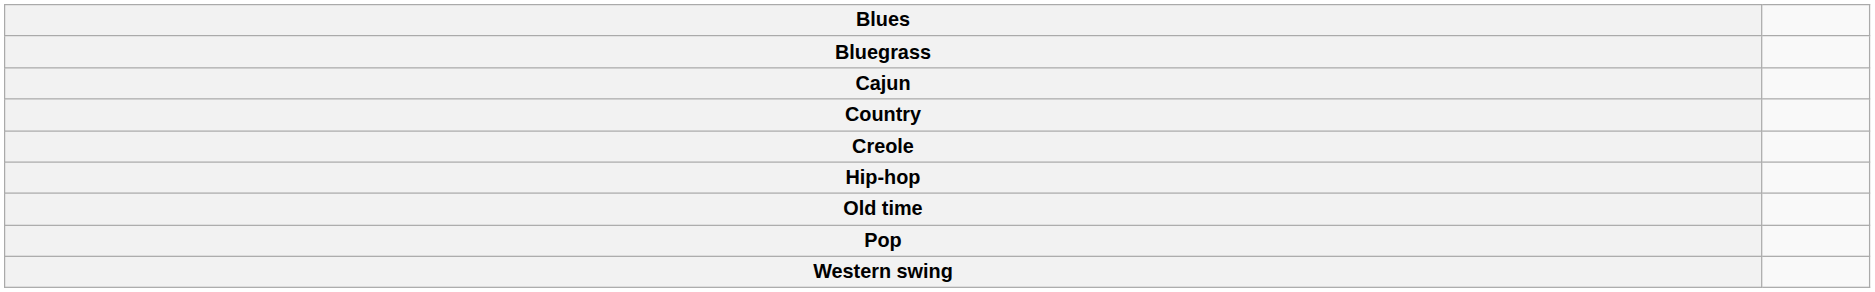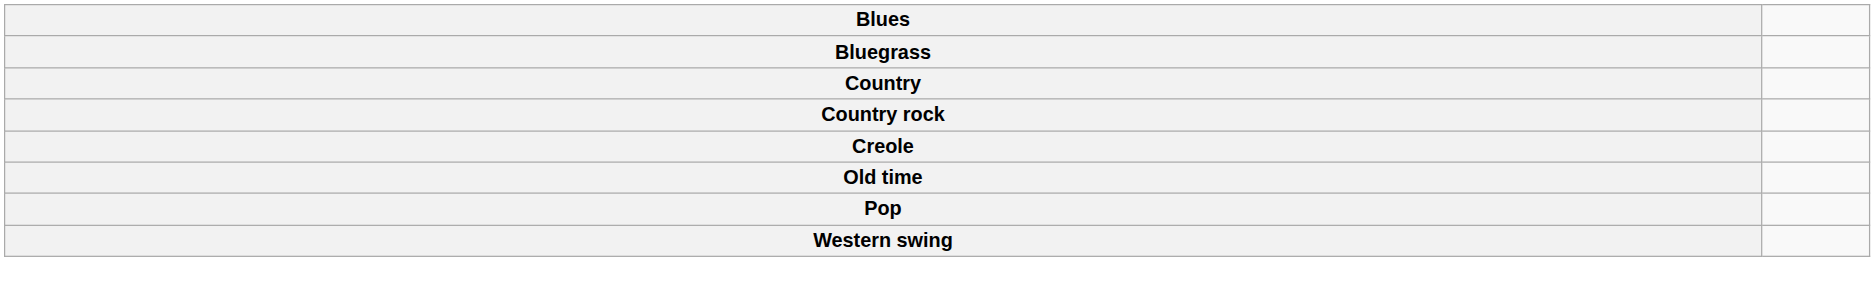- row: (883, 83)
+ row: (883, 114)
- row: (883, 177)
